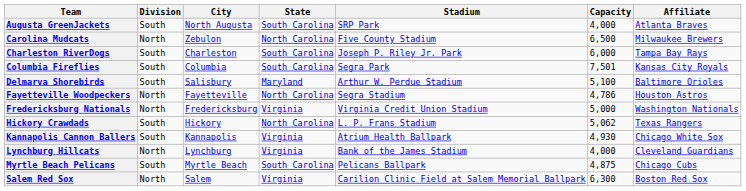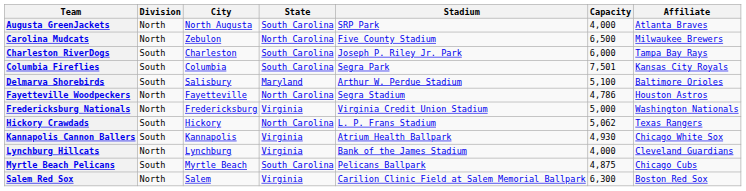(153, 25) South -> (153, 25) North
